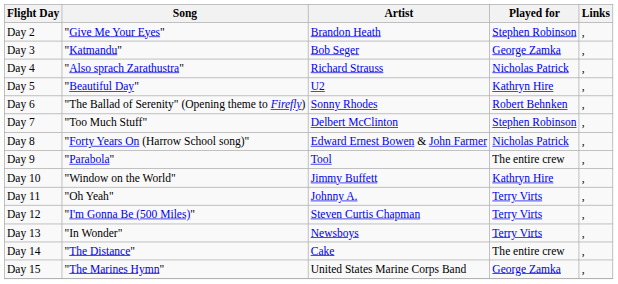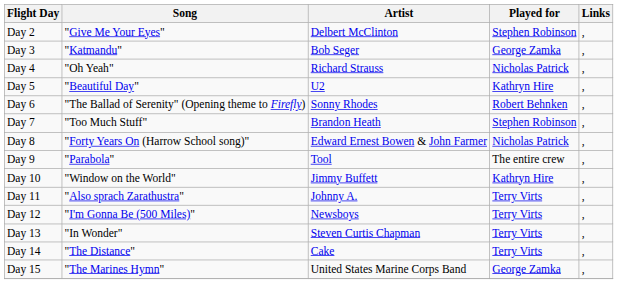(346, 31) Brandon Heath -> (354, 31) Delbert McClinton
(124, 68) "Also sprach Zarathustra" -> (89, 68) "Oh Yeah"
(354, 123) Delbert McClinton -> (346, 123) Brandon Heath
(89, 196) "Oh Yeah" -> (124, 196) "Also sprach Zarathustra"
(365, 214) Steven Curtis Chapman -> (335, 214) Newsboys
(335, 232) Newsboys -> (365, 232) Steven Curtis Chapman
(528, 251) The entire crew -> (517, 251) Terry Virts
